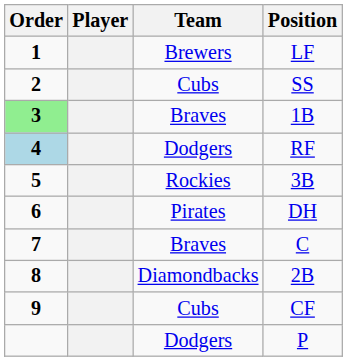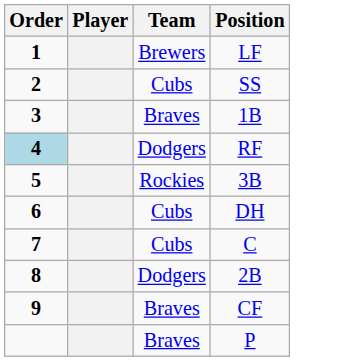(36, 116) lightgreen background -> (36, 116) no background
(198, 212) Pirates -> (172, 212) Cubs
(198, 244) Braves -> (172, 244) Cubs
(198, 276) Diamondbacks -> (172, 276) Dodgers
(198, 308) Cubs -> (172, 308) Braves
(198, 340) Dodgers -> (172, 340) Braves
